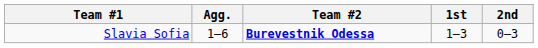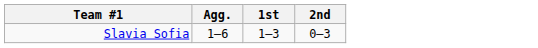- column: (337, 14)
